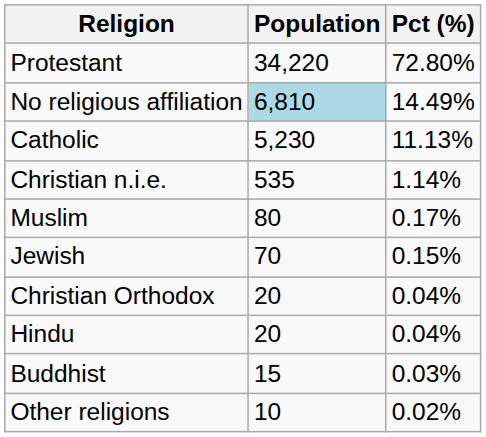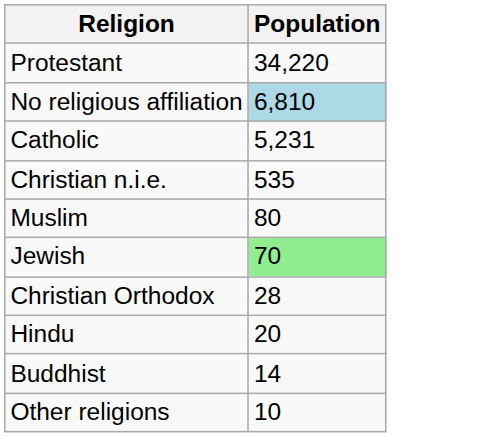- column: (433, 23)
(285, 140) 5,230 -> (285, 140) 5,231
(268, 256) no background -> (268, 256) lightgreen background
(268, 295) 20 -> (268, 295) 28
(268, 373) 15 -> (268, 373) 14
